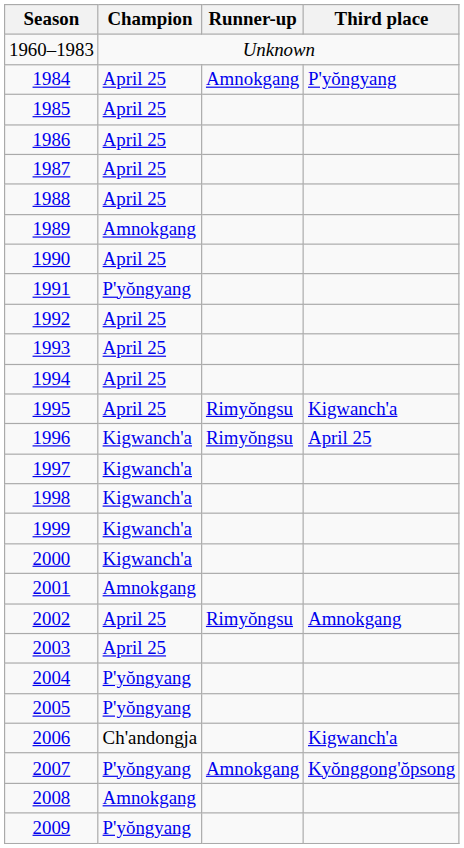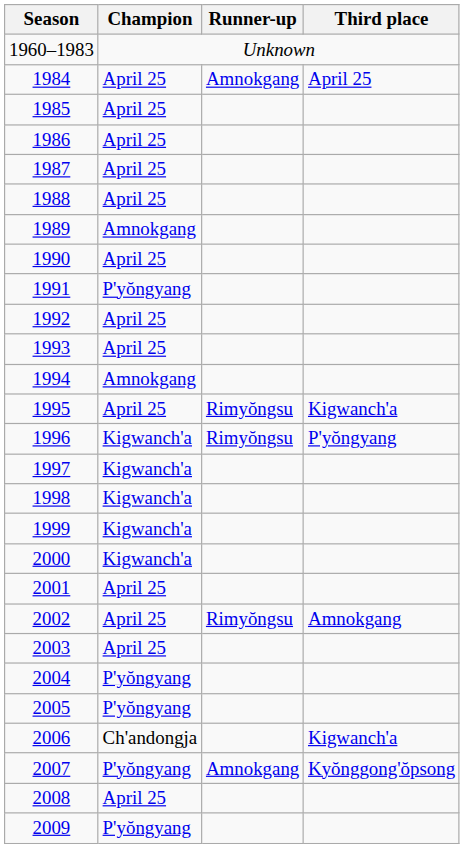(352, 79) P'yŏngyang -> (340, 79) April 25
(134, 378) April 25 -> (149, 378) Amnokgang
(340, 438) April 25 -> (352, 438) P'yŏngyang
(149, 588) Amnokgang -> (134, 588) April 25
(149, 797) Amnokgang -> (134, 797) April 25
